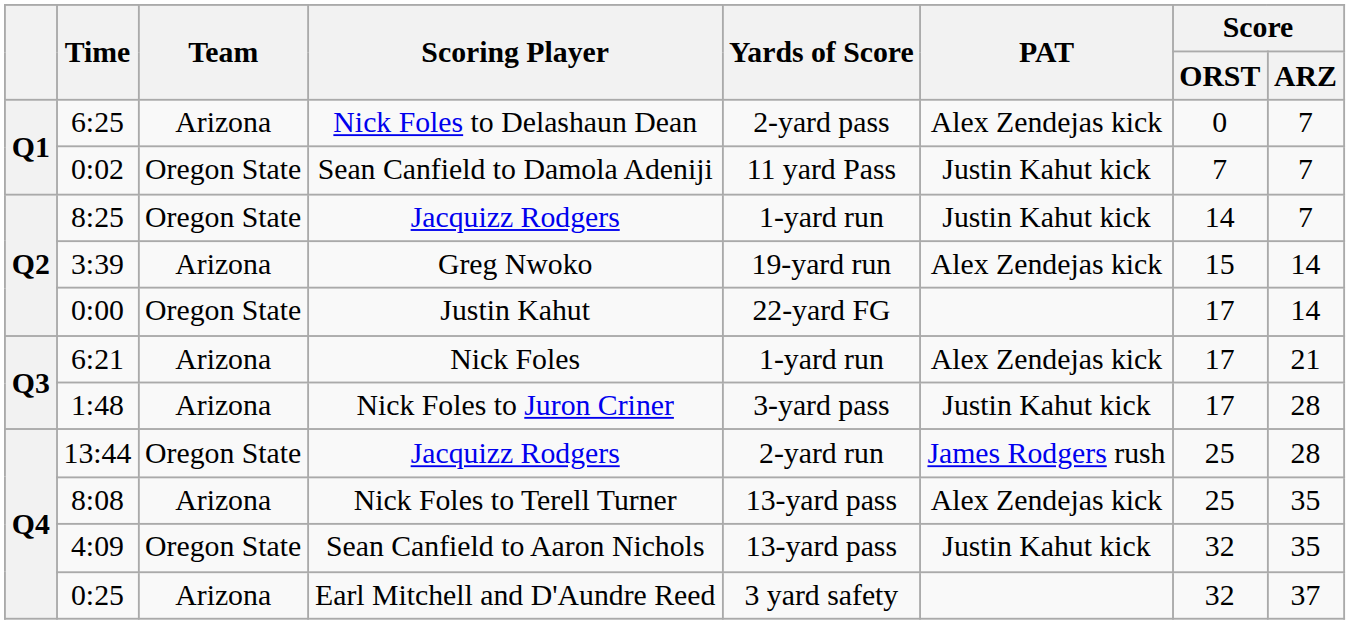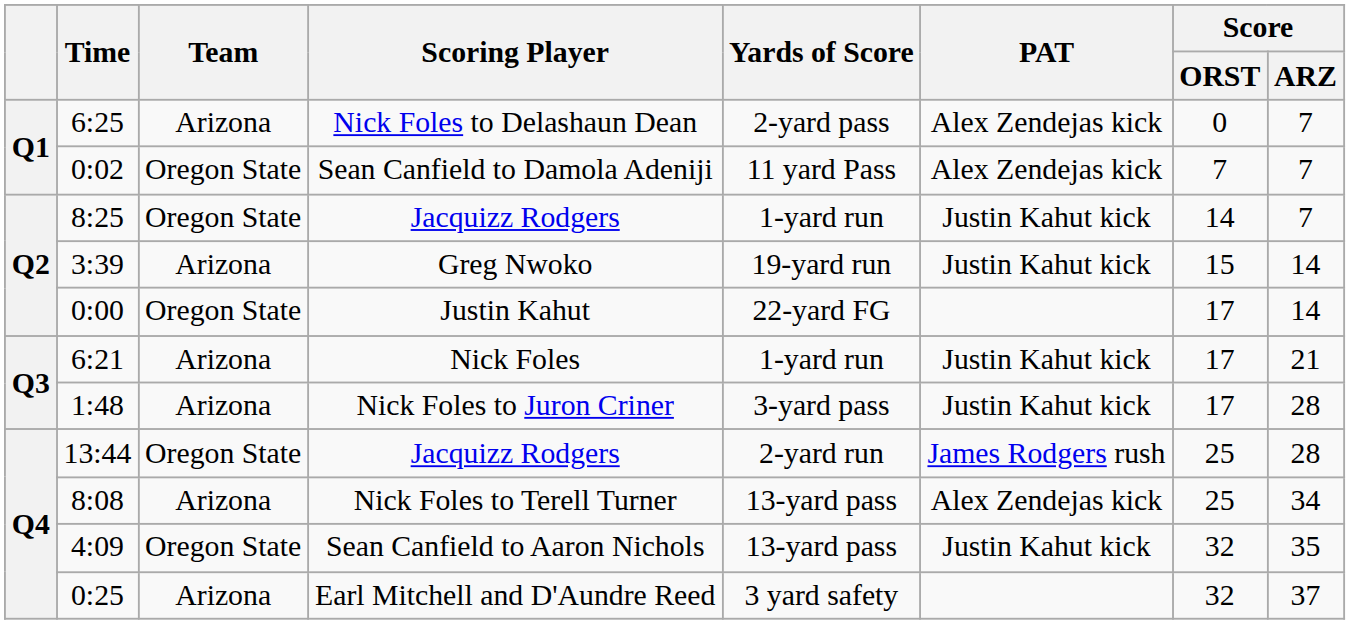(1046, 169) Justin Kahut kick -> (1046, 169) Alex Zendejas kick
(1046, 264) Alex Zendejas kick -> (1046, 264) Justin Kahut kick
(1046, 358) Alex Zendejas kick -> (1046, 358) Justin Kahut kick
(1305, 500) 35 -> (1305, 500) 34
